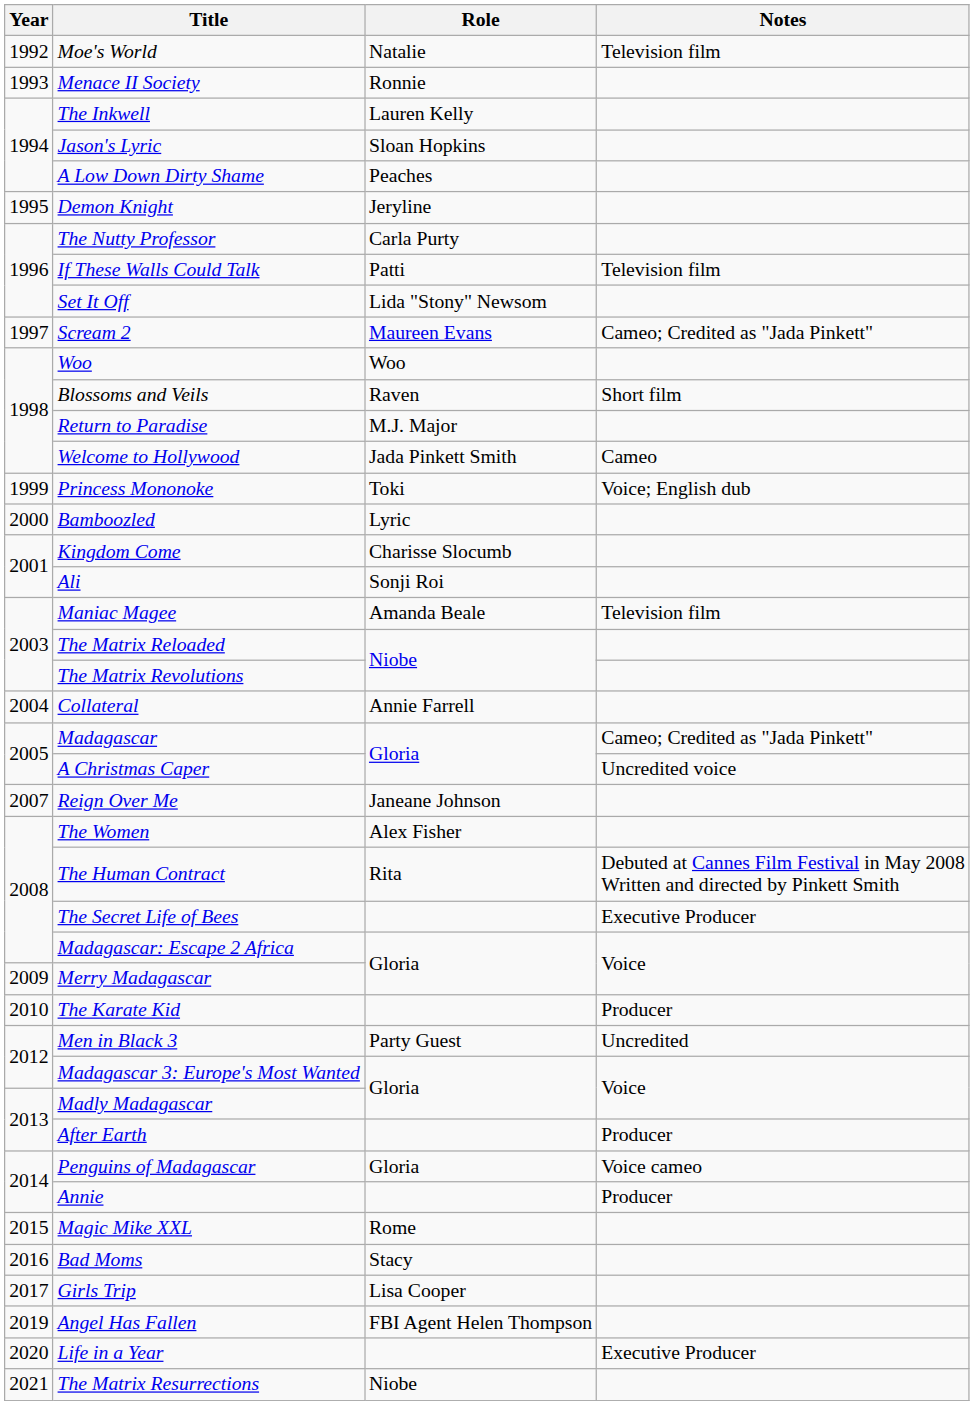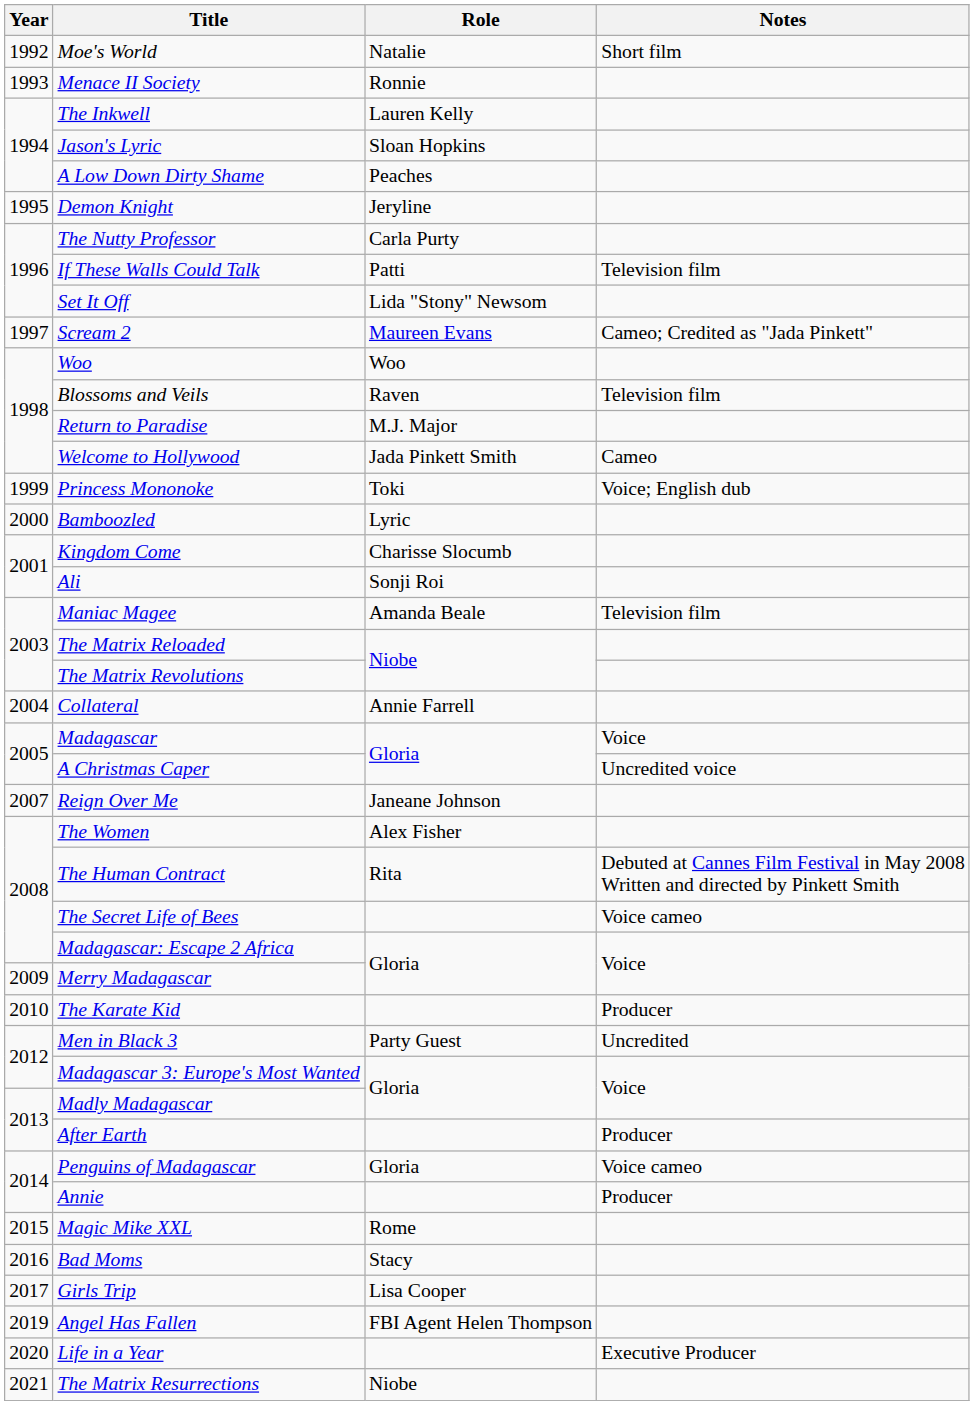(661, 51) Television film -> (641, 51) Short film
(641, 394) Short film -> (661, 394) Television film
(737, 737) Cameo; Credited as "Jada Pinkett" -> (623, 737) Voice
(679, 916) Executive Producer -> (652, 916) Voice cameo
